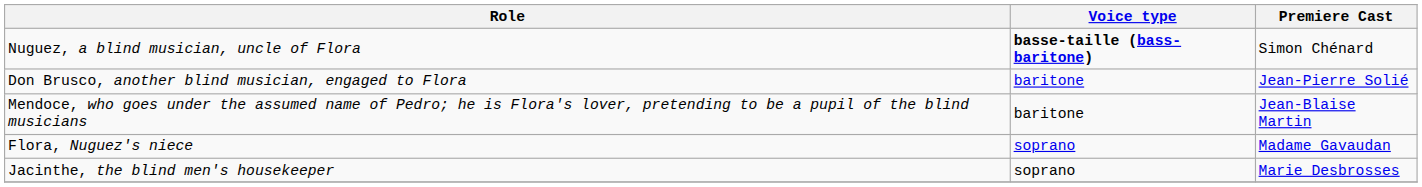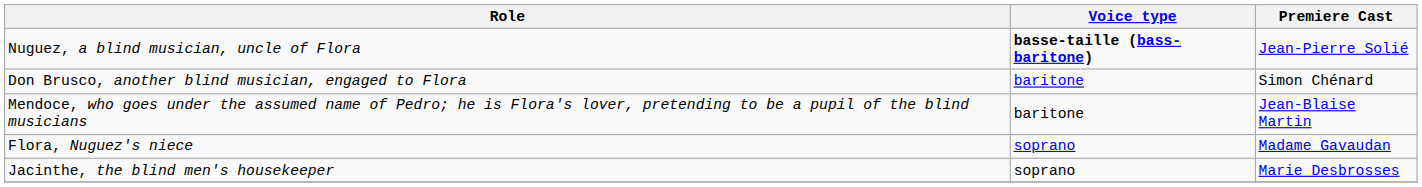(1316, 49) Simon Chénard -> (1334, 49) Jean-Pierre Solié
(1334, 81) Jean-Pierre Solié -> (1316, 81) Simon Chénard
